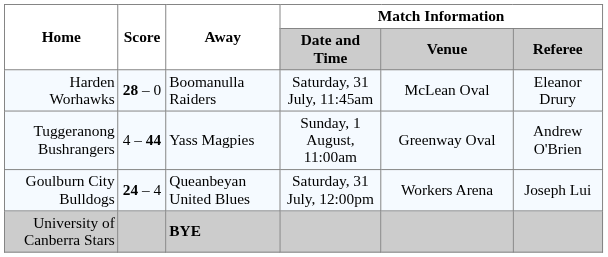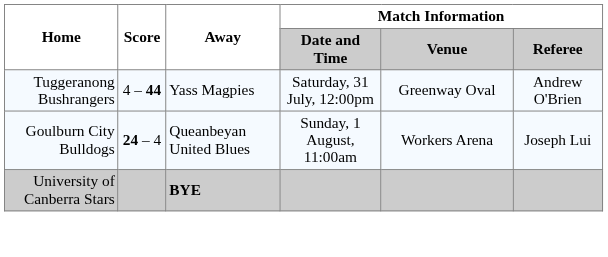- row: (82, 90)
(330, 140) Sunday, 1 August, 11:00am -> (330, 90) Saturday, 31 July, 12:00pm
(330, 190) Saturday, 31 July, 12:00pm -> (330, 140) Sunday, 1 August, 11:00am
